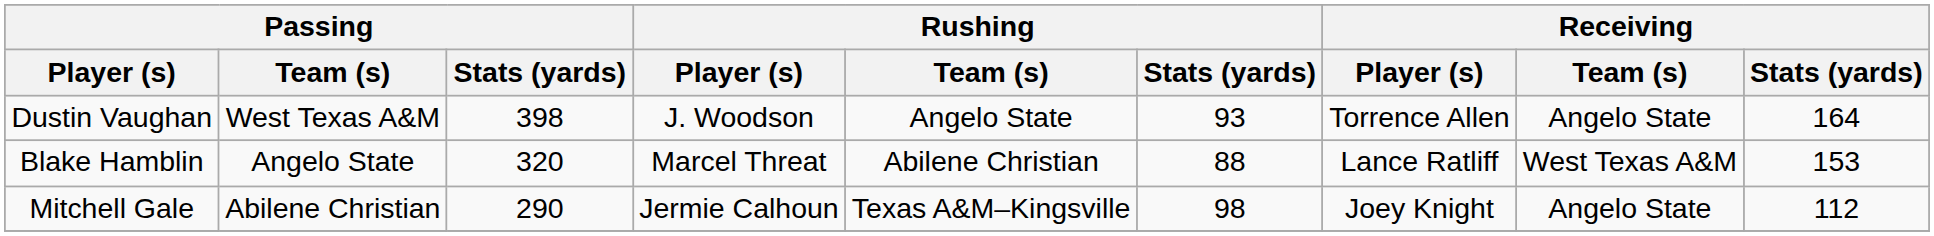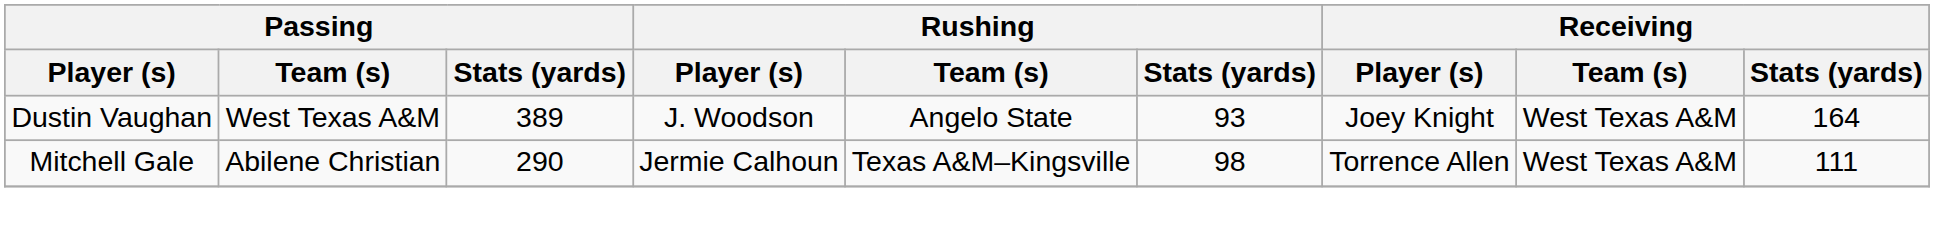(540, 117) 398 -> (540, 117) 389
(1419, 117) Torrence Allen -> (1419, 117) Joey Knight
(1630, 117) Angelo State -> (1630, 117) West Texas A&M
- row: (112, 162)
(1419, 207) Joey Knight -> (1419, 162) Torrence Allen
(1630, 207) Angelo State -> (1630, 162) West Texas A&M
(1836, 207) 112 -> (1836, 162) 111
